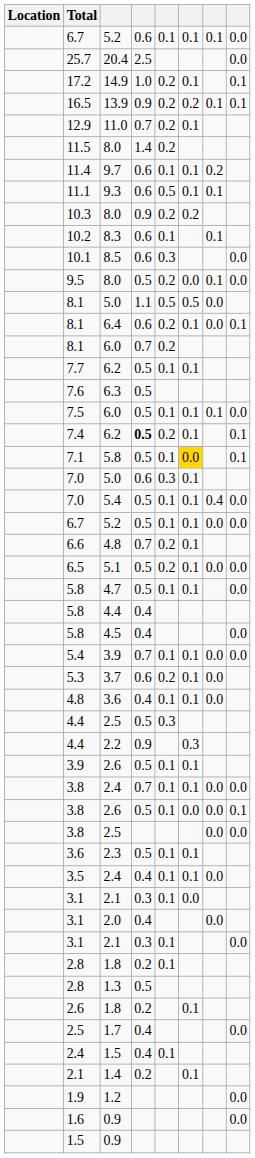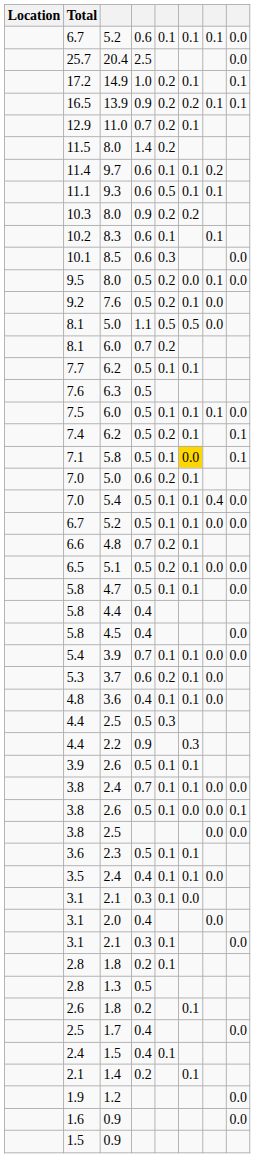+ row: (75, 302)
- row: (75, 324)
(143, 434) bold -> (143, 434) normal
(167, 479) 0.3 -> (167, 479) 0.2
